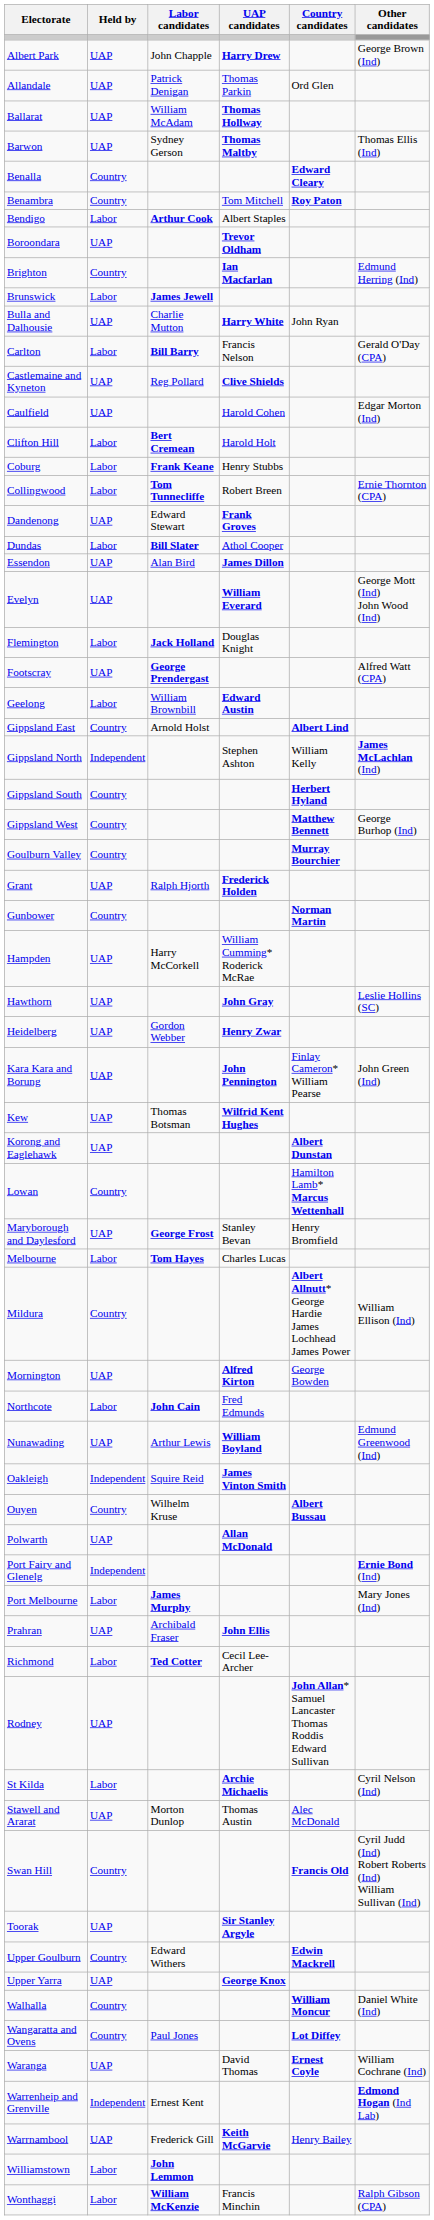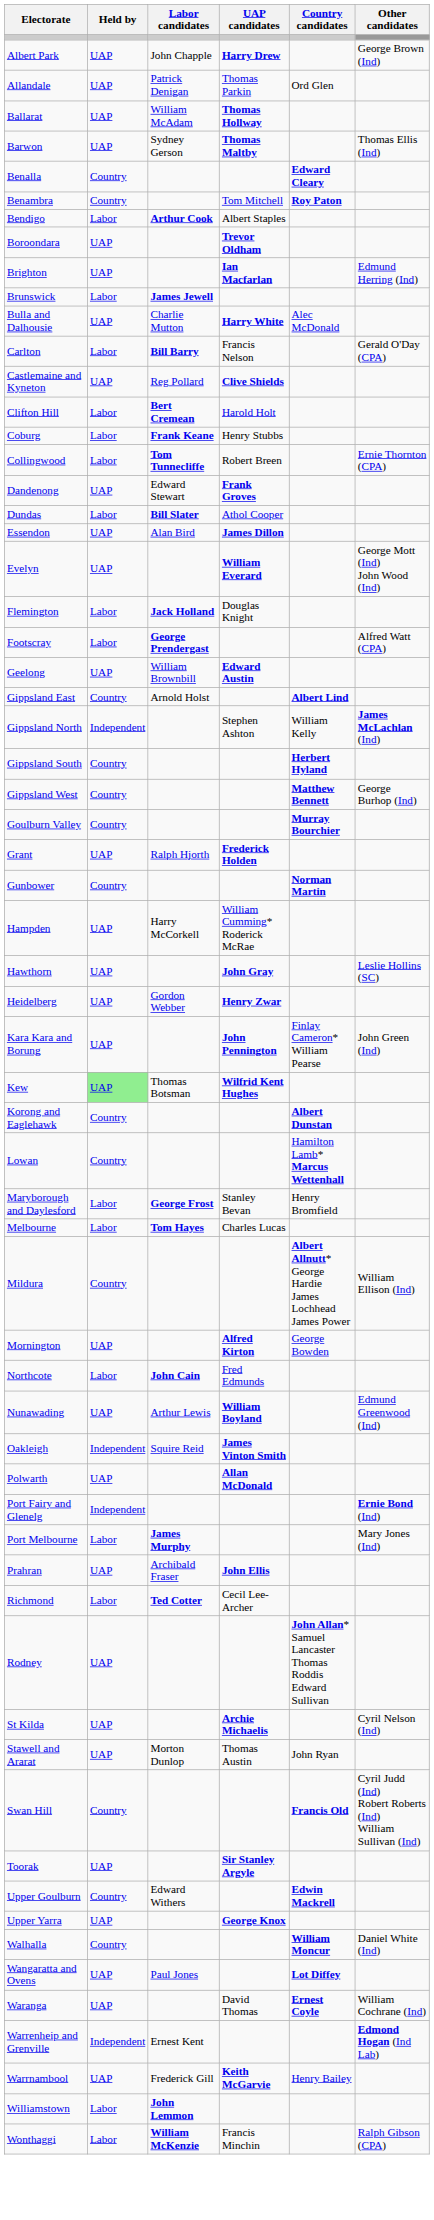(108, 272) Country -> (101, 272) UAP
(315, 321) John Ryan -> (315, 321) Alec McDonald
- row: (28, 412)
(101, 672) UAP -> (103, 642) Labor
(103, 703) Labor -> (101, 672) UAP
(101, 1117) no background -> (101, 1087) lightgreen background
(101, 1148) UAP -> (108, 1117) Country
(101, 1234) UAP -> (103, 1203) Labor
- row: (22, 1509)
(103, 1785) Labor -> (101, 1724) UAP
(315, 1815) Alec McDonald -> (315, 1754) John Ryan
(108, 2035) Country -> (101, 1974) UAP
